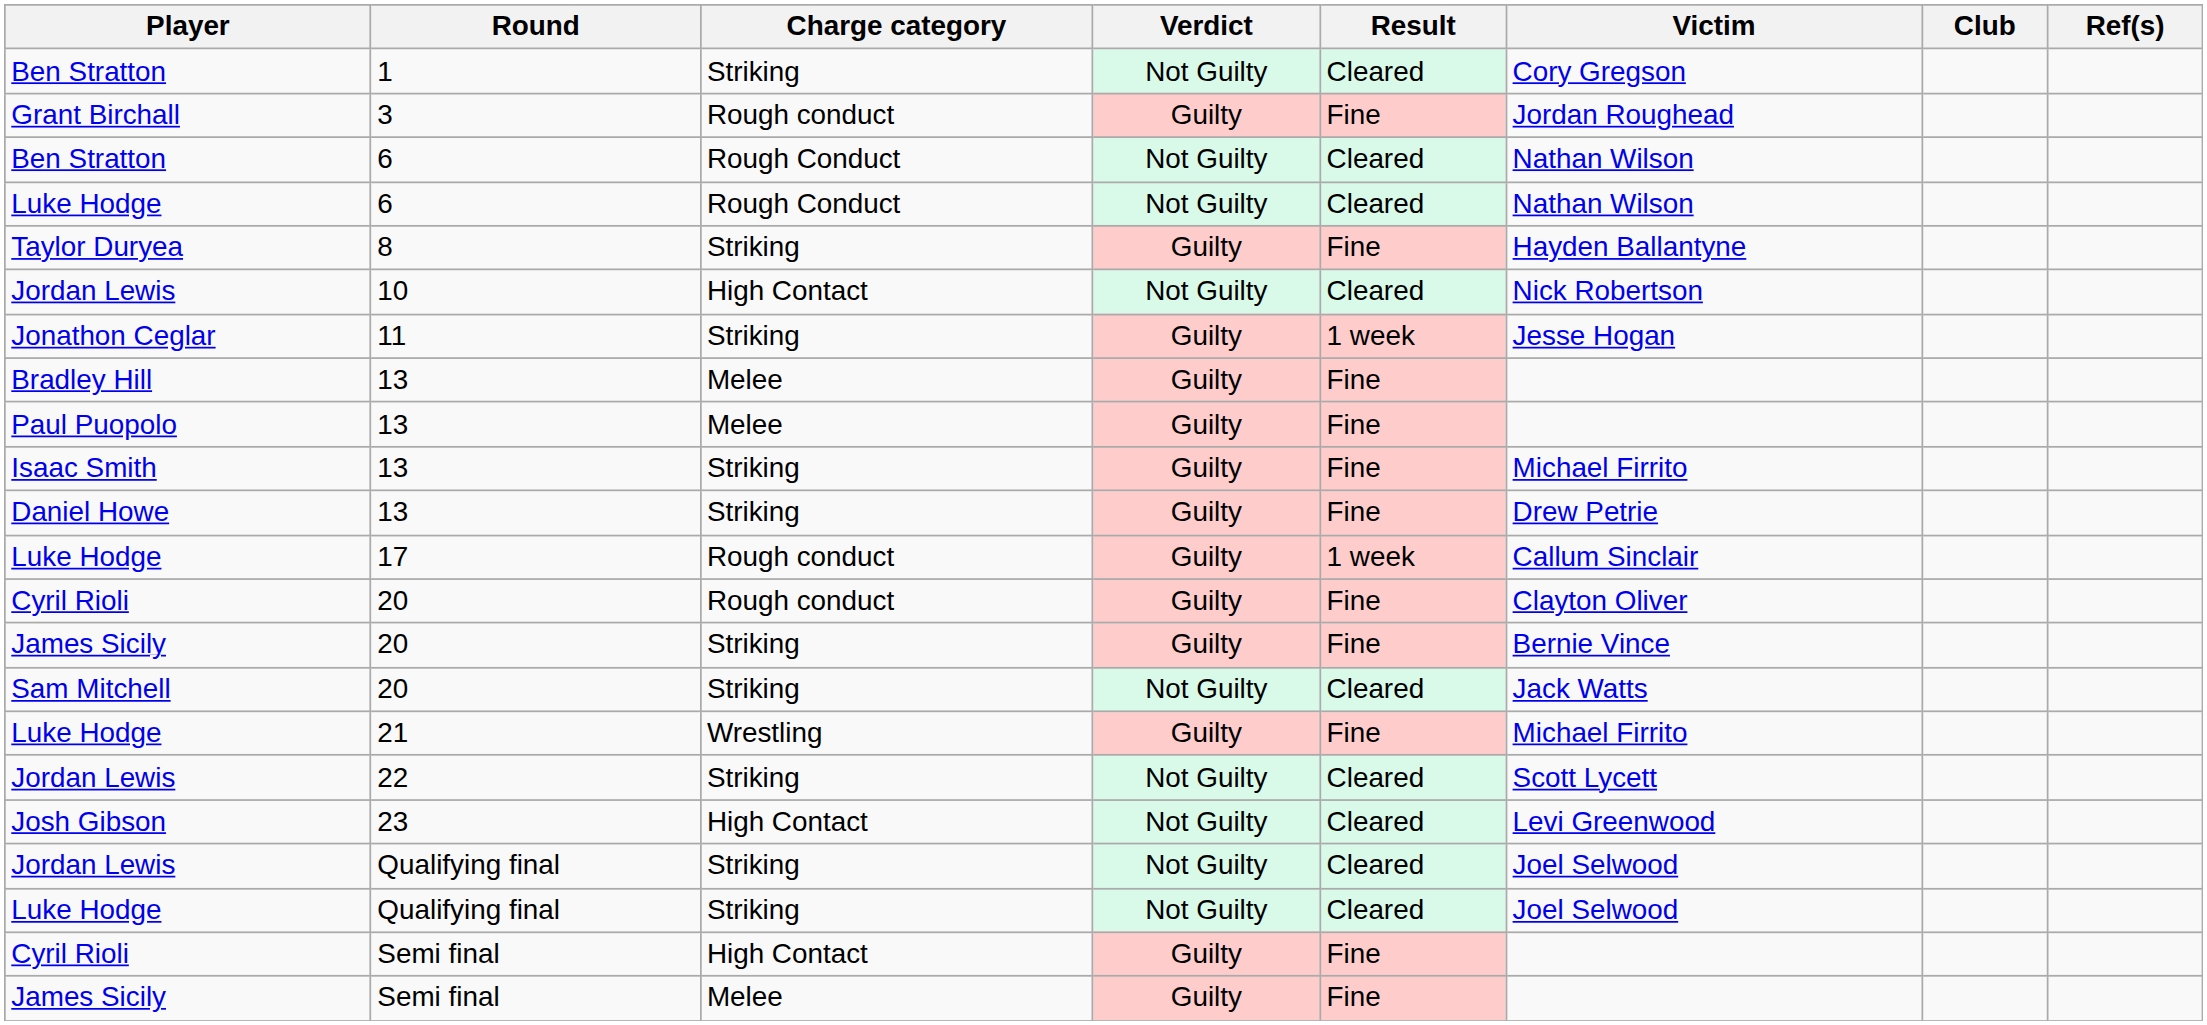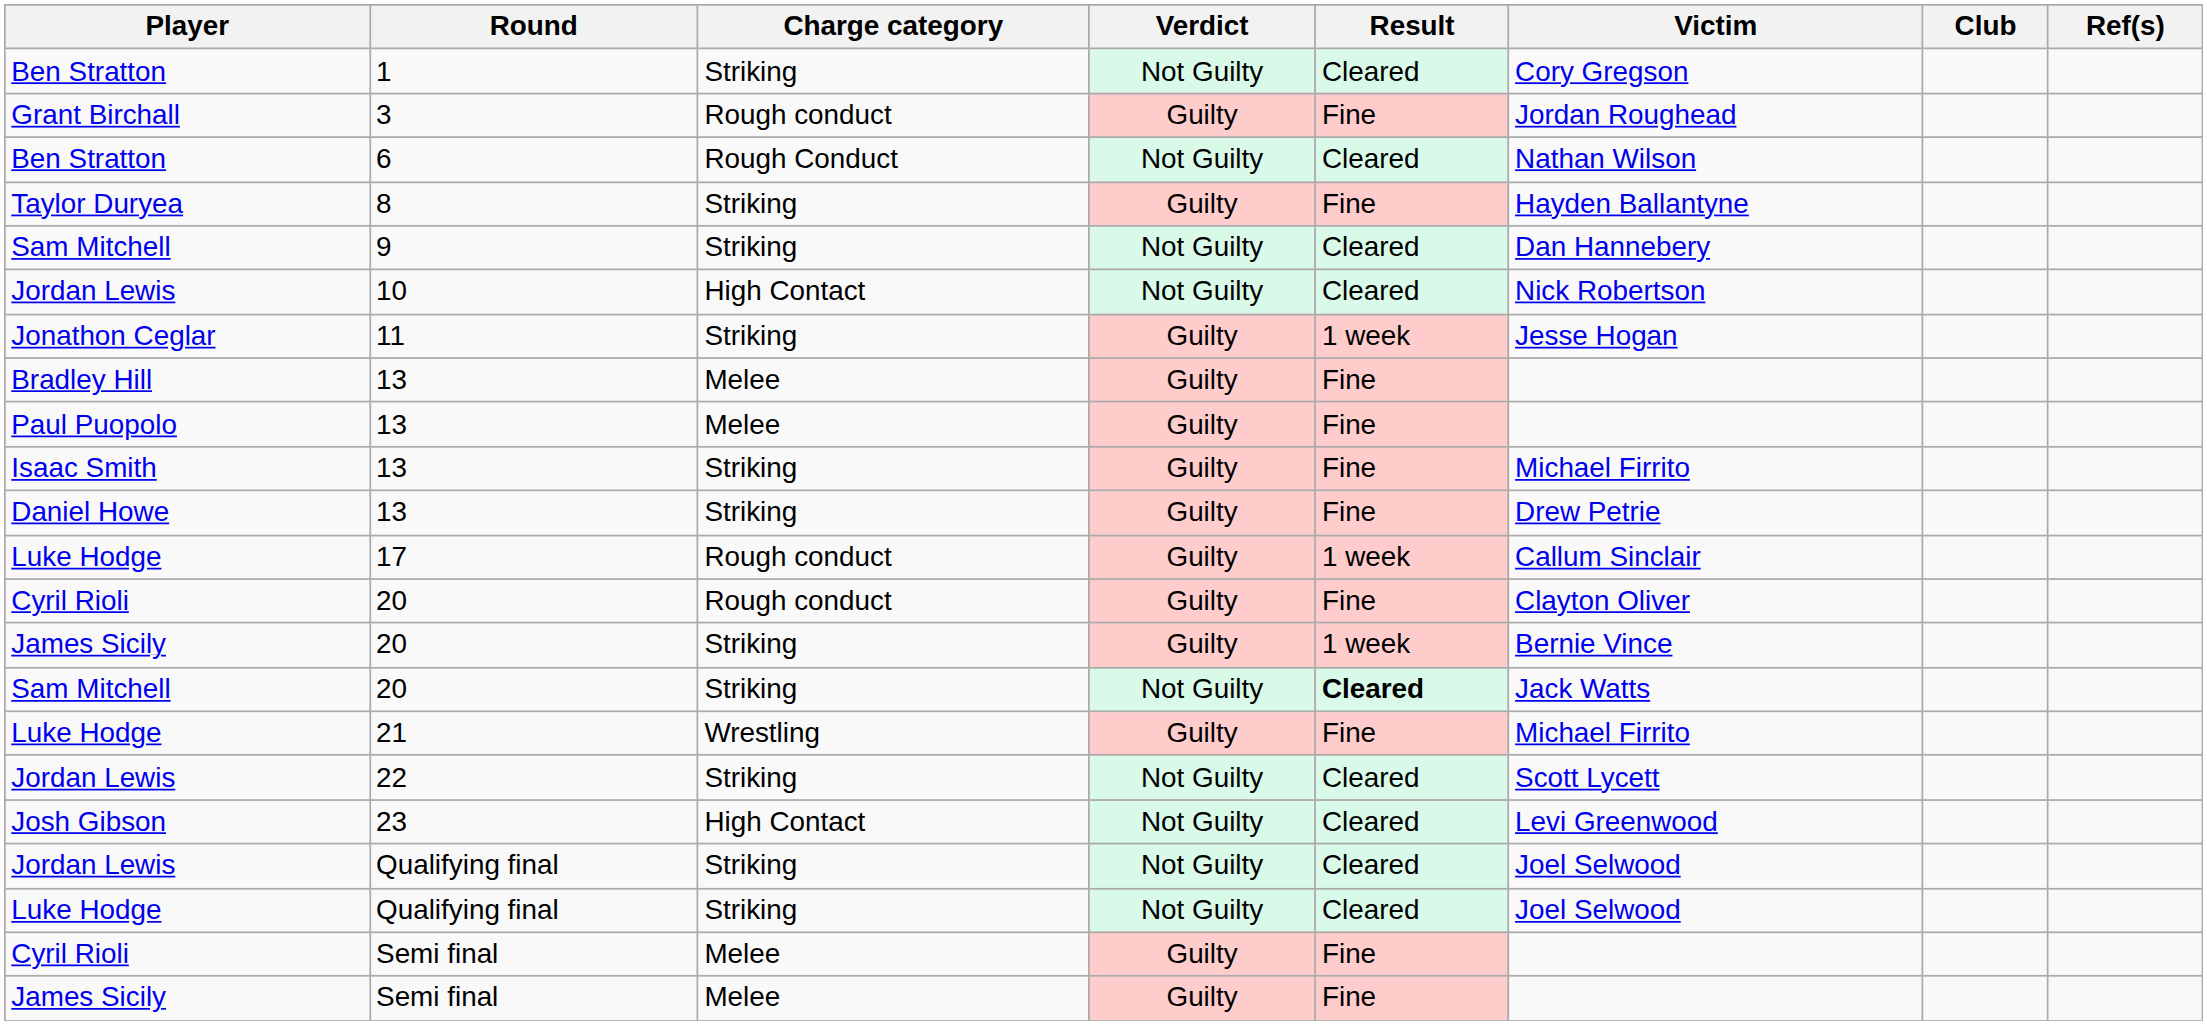- row: (86, 203)
+ row: (91, 247)
(1354, 644) Fine -> (1366, 644) 1 week
(1375, 688) normal -> (1373, 688) bold
(787, 953) High Contact -> (742, 953) Melee
